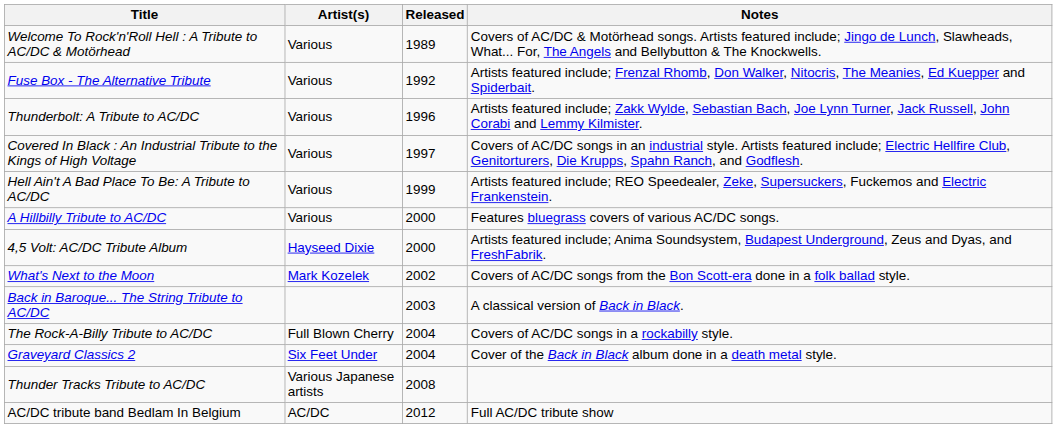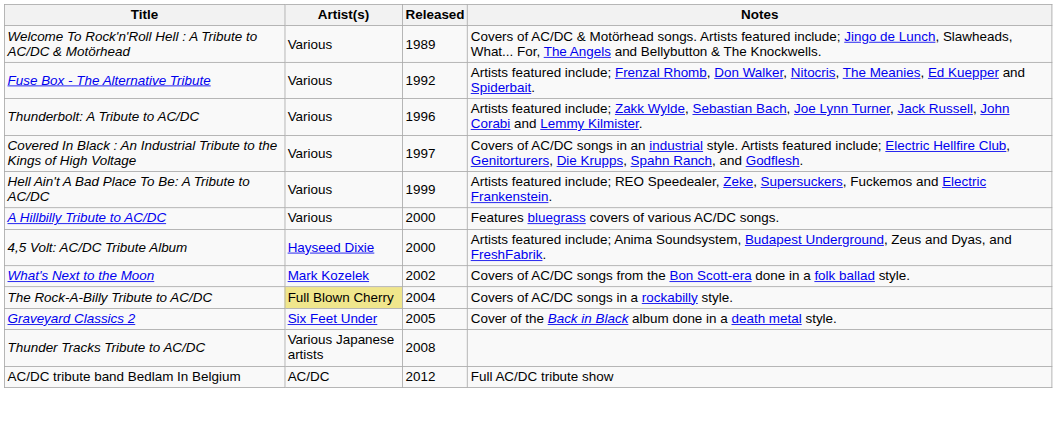- row: (125, 305)
(341, 334) no background -> (341, 297) khaki background
(420, 355) 2004 -> (420, 319) 2005
